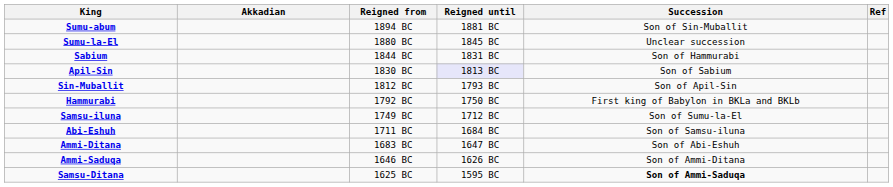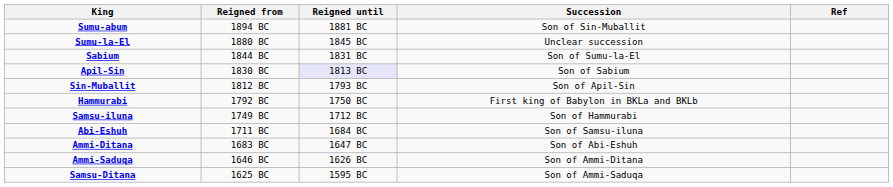- column: (263, 12)
(696, 56) Son of Hammurabi -> (594, 56) Son of Sumu-la-El
(696, 116) Son of Sumu-la-El -> (594, 116) Son of Hammurabi
(696, 175) bold -> (594, 175) normal
